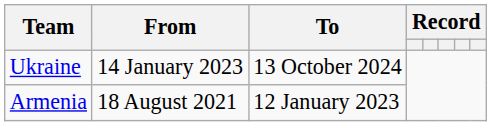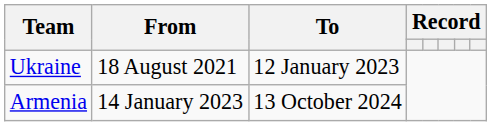(170, 67) 14 January 2023 -> (167, 67) 18 August 2021
(328, 67) 13 October 2024 -> (326, 67) 12 January 2023
(167, 102) 18 August 2021 -> (170, 102) 14 January 2023
(326, 102) 12 January 2023 -> (328, 102) 13 October 2024
